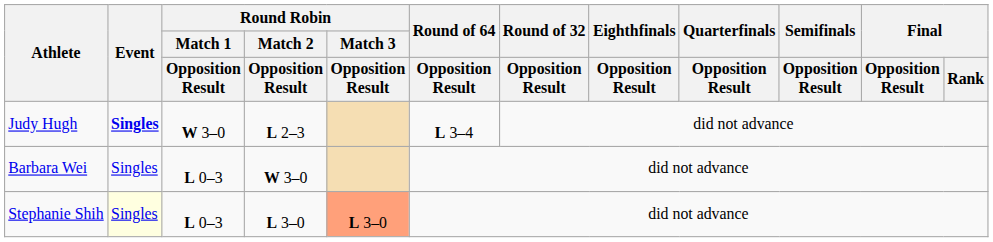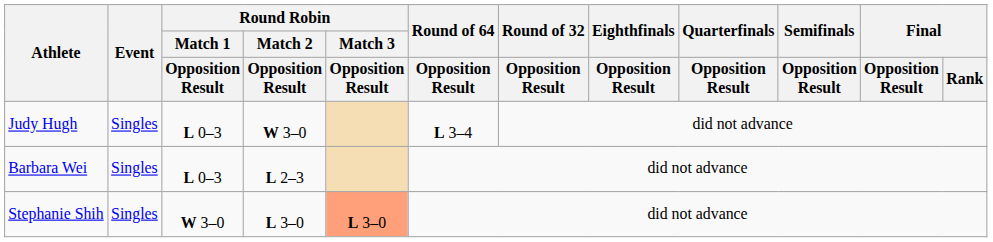(135, 124) bold -> (134, 124) normal
(203, 133) W 3–0 -> (203, 133) L 0–3
(286, 133) L 2–3 -> (285, 133) W 3–0
(286, 178) W 3–0 -> (285, 178) L 2–3
(134, 214) lightyellow background -> (134, 214) no background
(203, 223) L 0–3 -> (203, 223) W 3–0
